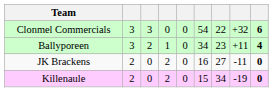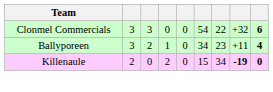- row: (64, 62)
(240, 78) normal -> (240, 62) bold
